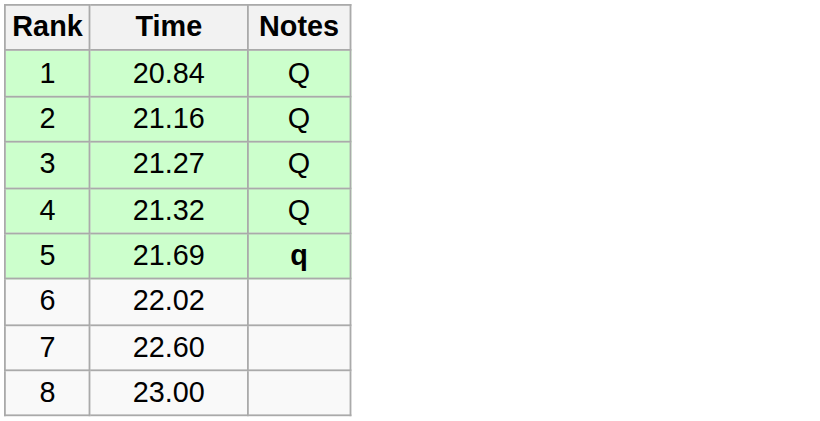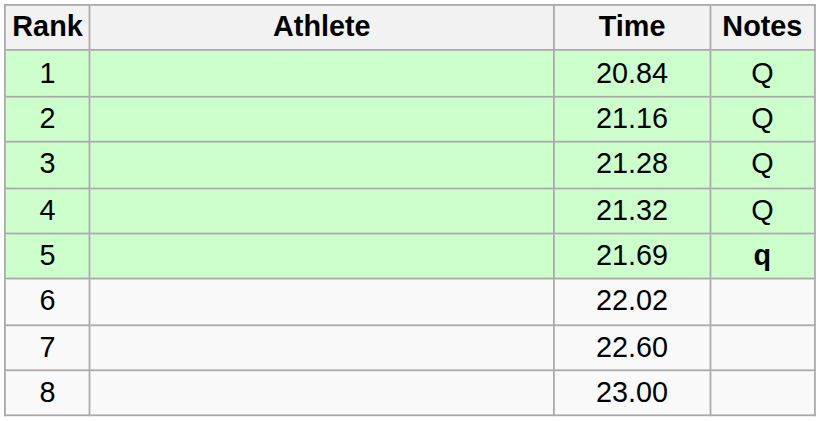+ column: (322, 27)
(169, 164) 21.27 -> (632, 164) 21.28
